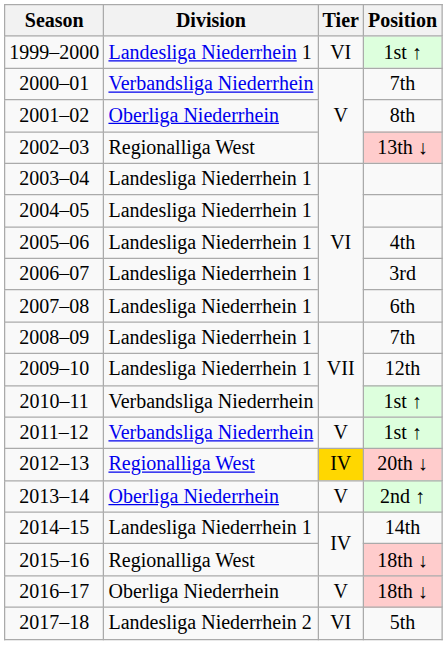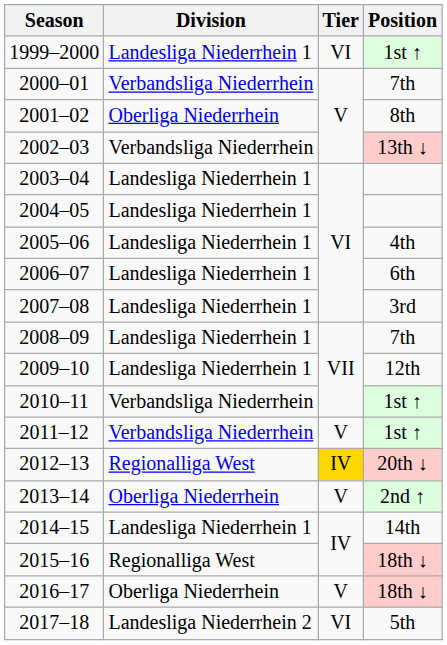(182, 147) Regionalliga West -> (211, 147) Verbandsliga Niederrhein
(403, 274) 3rd -> (403, 274) 6th
(403, 305) 6th -> (403, 305) 3rd
